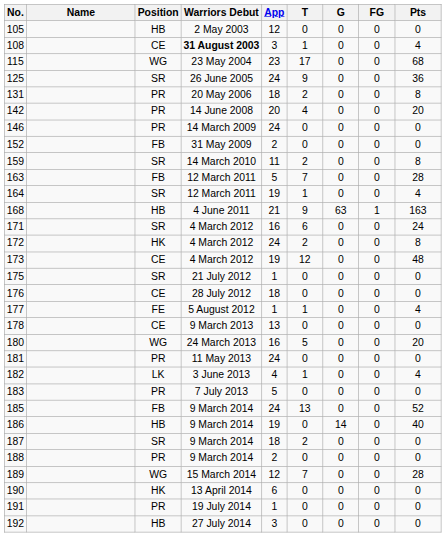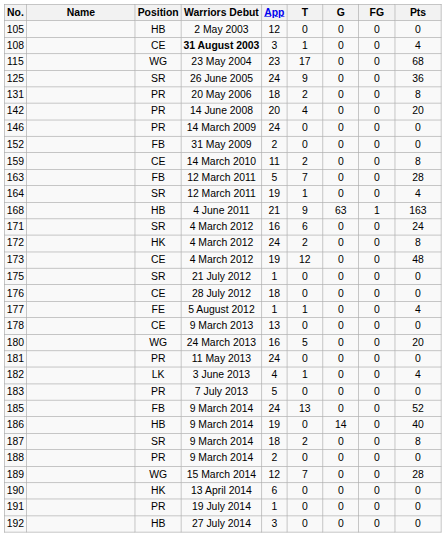(158, 161) SR -> (158, 161) CE
(418, 441) 0 -> (418, 441) 8
